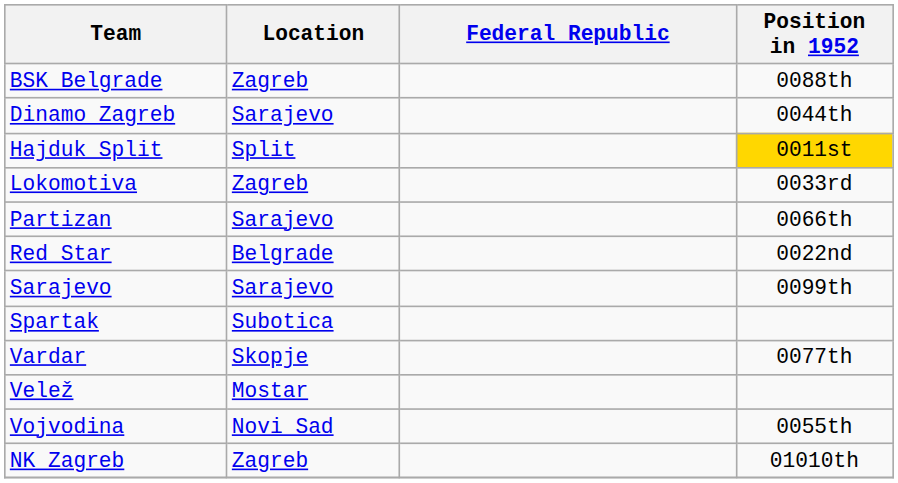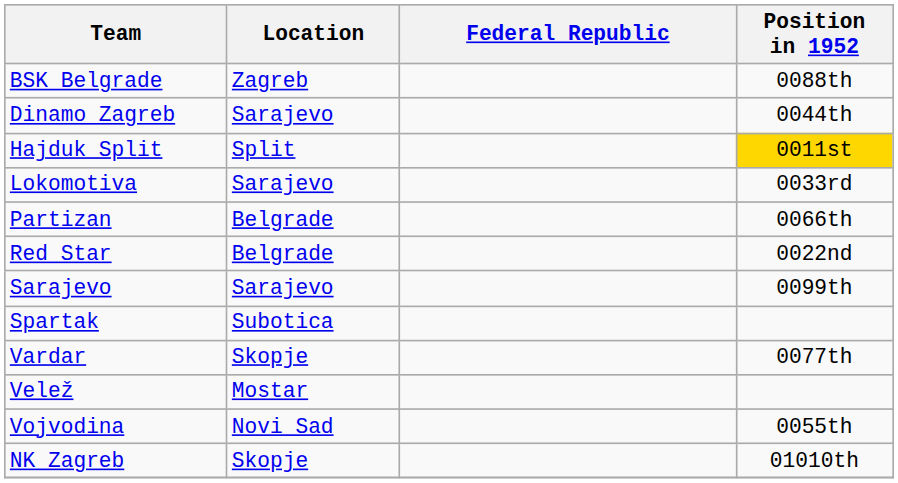(270, 185) Zagreb -> (283, 185) Sarajevo
(283, 219) Sarajevo -> (283, 219) Belgrade
(270, 461) Zagreb -> (270, 461) Skopje
